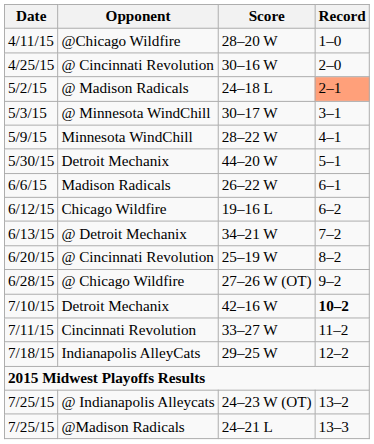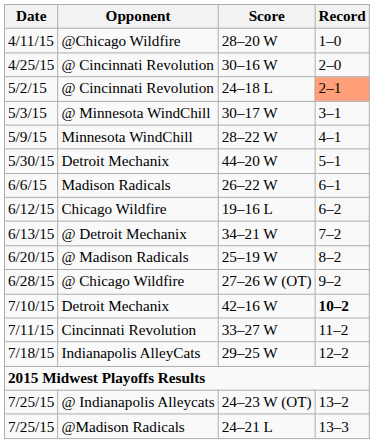(125, 88) @ Madison Radicals -> (138, 88) @ Cincinnati Revolution
(138, 257) @ Cincinnati Revolution -> (125, 257) @ Madison Radicals
